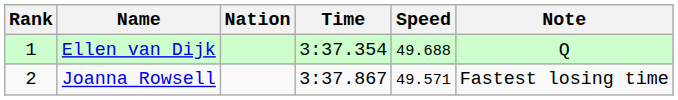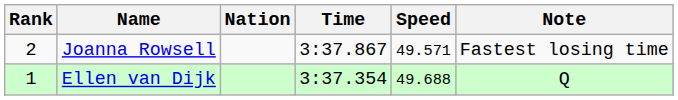rows swapped: (139, 50) <-> (139, 79)
